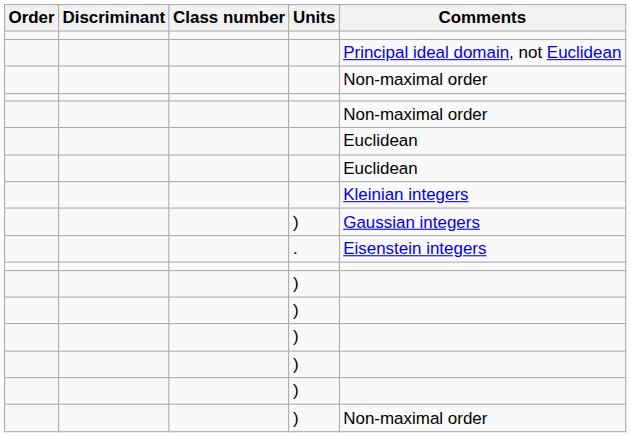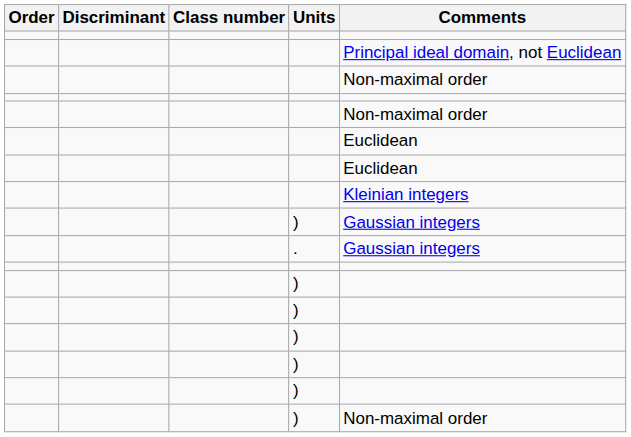(415, 248) Eisenstein integers -> (412, 248) Gaussian integers
